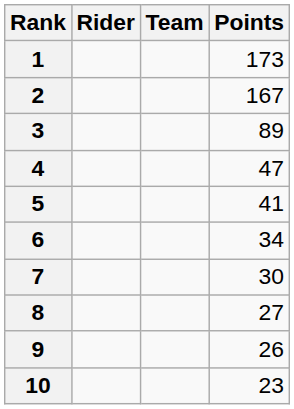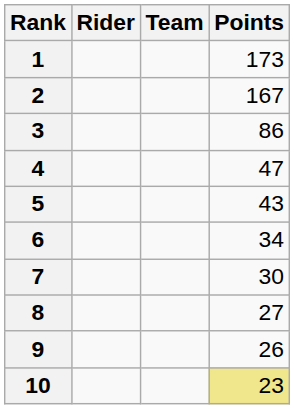(271, 131) 89 -> (271, 131) 86
(271, 204) 41 -> (271, 204) 43
(271, 385) no background -> (271, 385) khaki background
